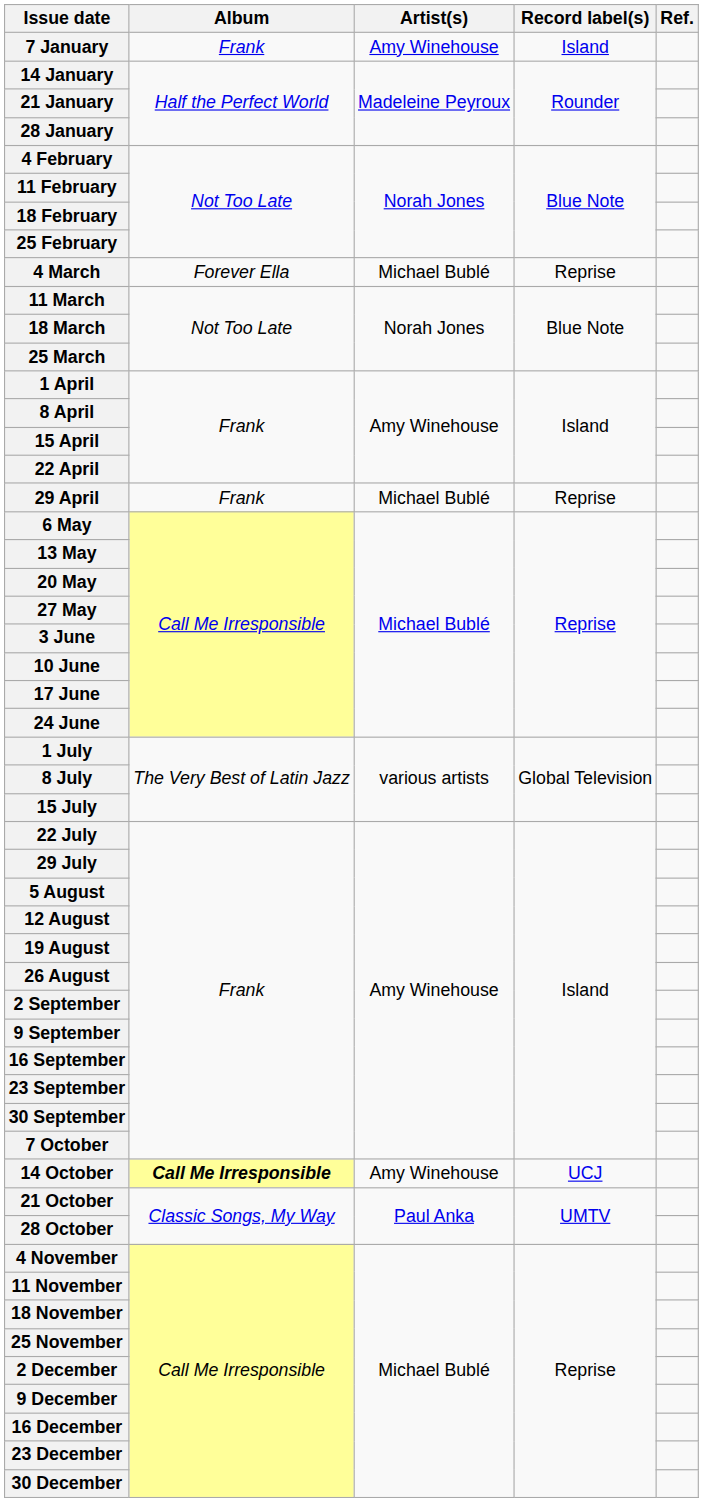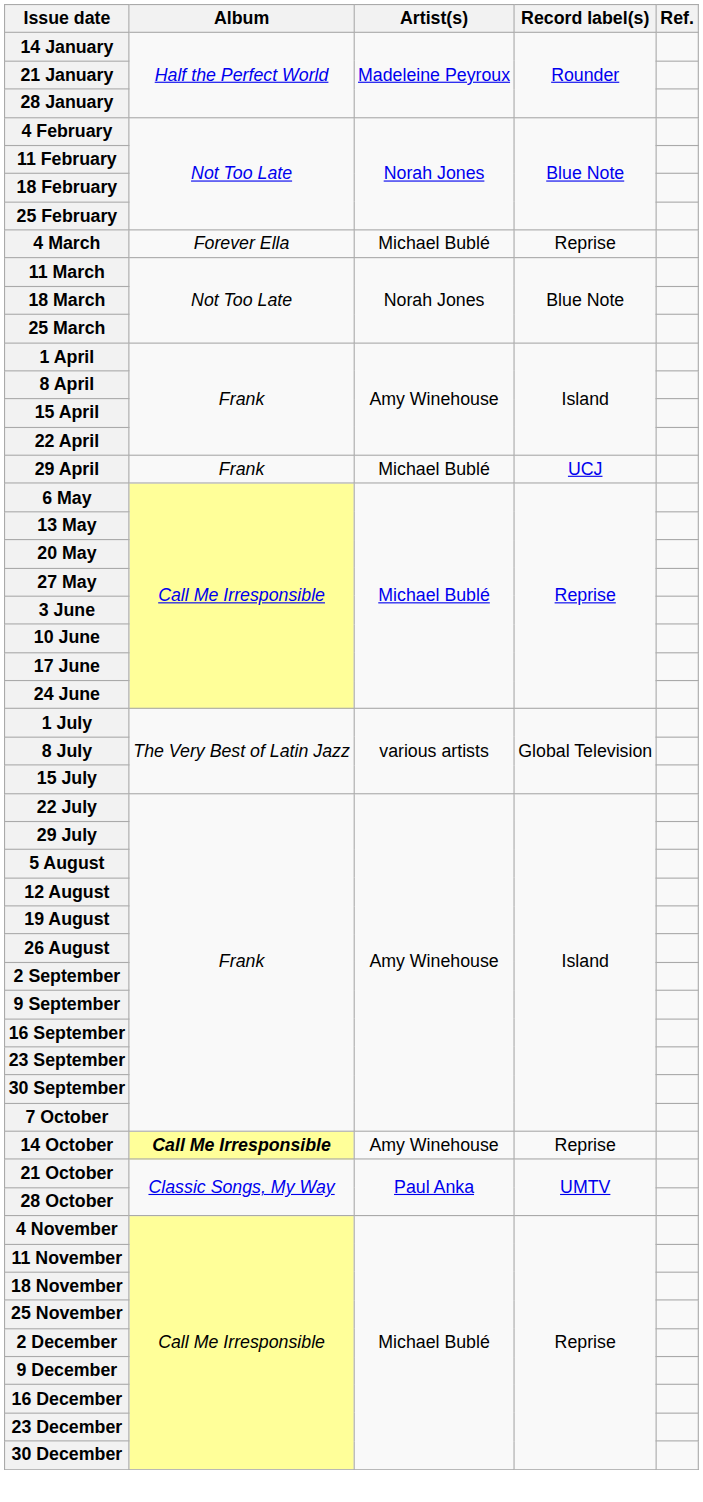- row: (67, 46)
(585, 497) Reprise -> (585, 469) UCJ
(585, 1173) UCJ -> (585, 1145) Reprise
